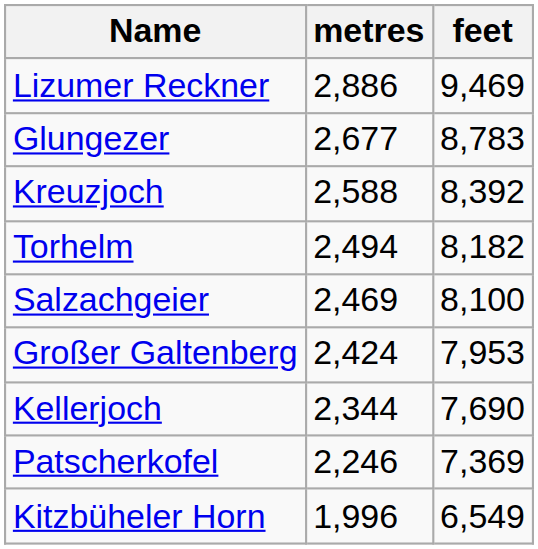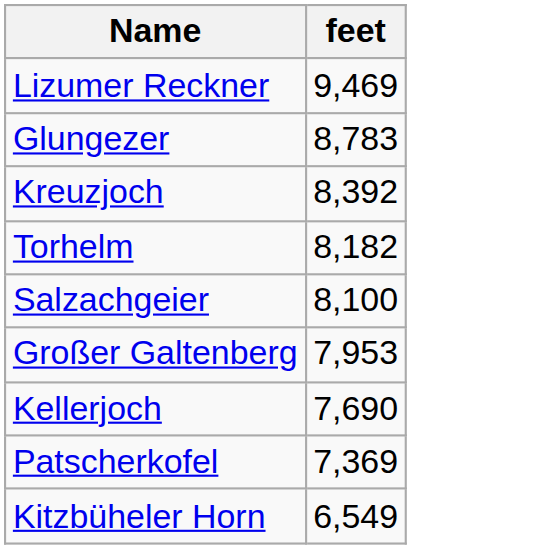- column: (369, 31)
